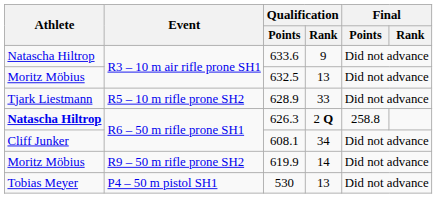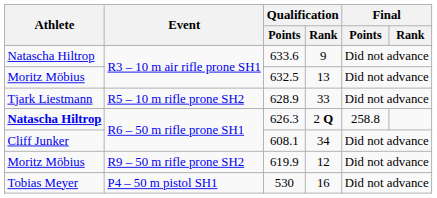(323, 162) 14 -> (323, 162) 12
(323, 183) 13 -> (323, 183) 16
